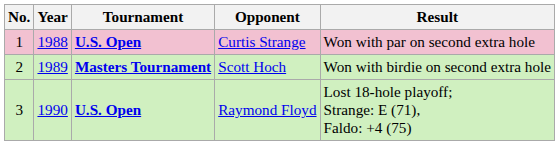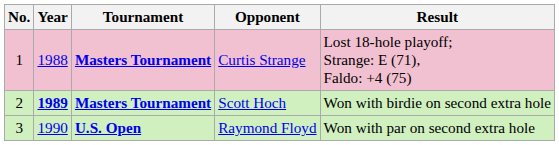(108, 42) U.S. Open -> (143, 60) Masters Tournament
(429, 42) Won with par on second extra hole -> (388, 60) Lost 18-hole playoff; Strange: E (71), Faldo: +4 (75)
(53, 67) normal -> (53, 103) bold
(388, 110) Lost 18-hole playoff; Strange: E (71), Faldo: +4 (75) -> (429, 128) Won with par on second extra hole
